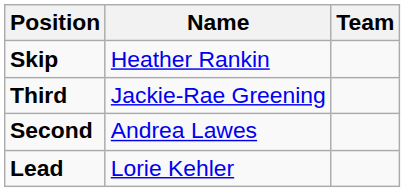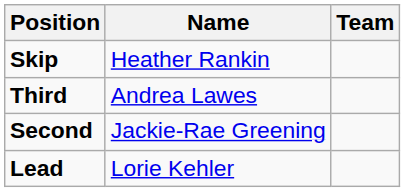(218, 95) Jackie-Rae Greening -> (184, 95) Andrea Lawes
(184, 131) Andrea Lawes -> (218, 131) Jackie-Rae Greening
